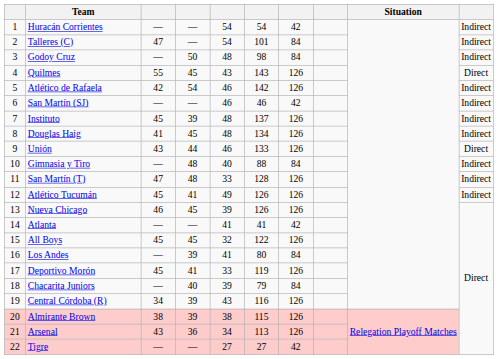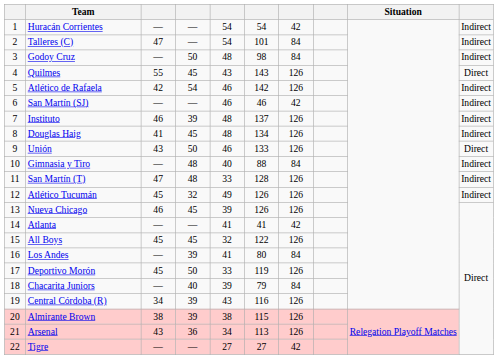(158, 118) 45 -> (158, 118) 46
(193, 149) 44 -> (193, 149) 50
(193, 194) 41 -> (193, 194) 32
(193, 270) 41 -> (193, 270) 50
